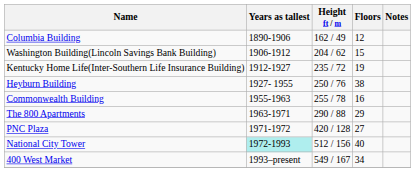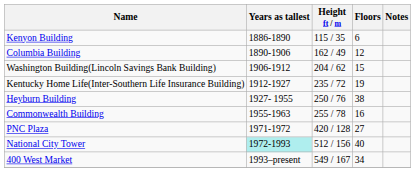+ row: (40, 38)
- row: (46, 114)
